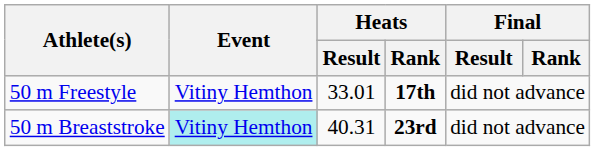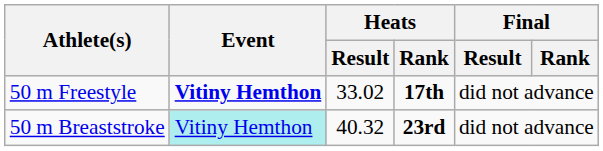(244, 92) normal -> (248, 92) bold
(351, 92) 33.01 -> (360, 92) 33.02
(351, 127) 40.31 -> (360, 127) 40.32
